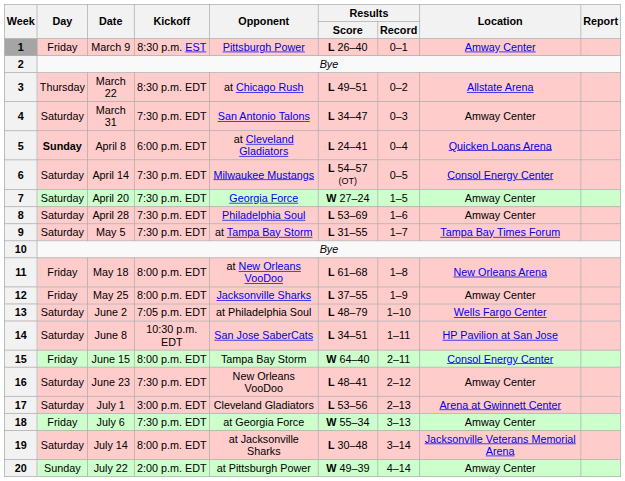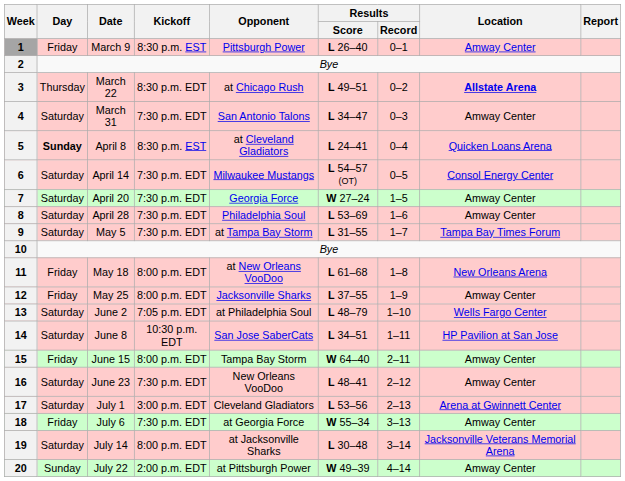(500, 87) normal -> (500, 87) bold
(172, 146) 6:00 p.m. EDT -> (172, 146) 8:30 p.m. EST
(500, 359) Consol Energy Center -> (500, 359) Amway Center
